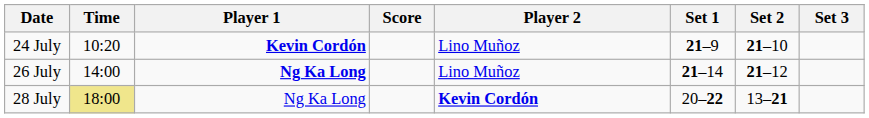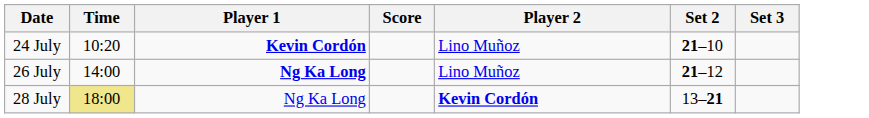- column: (702, 18)
